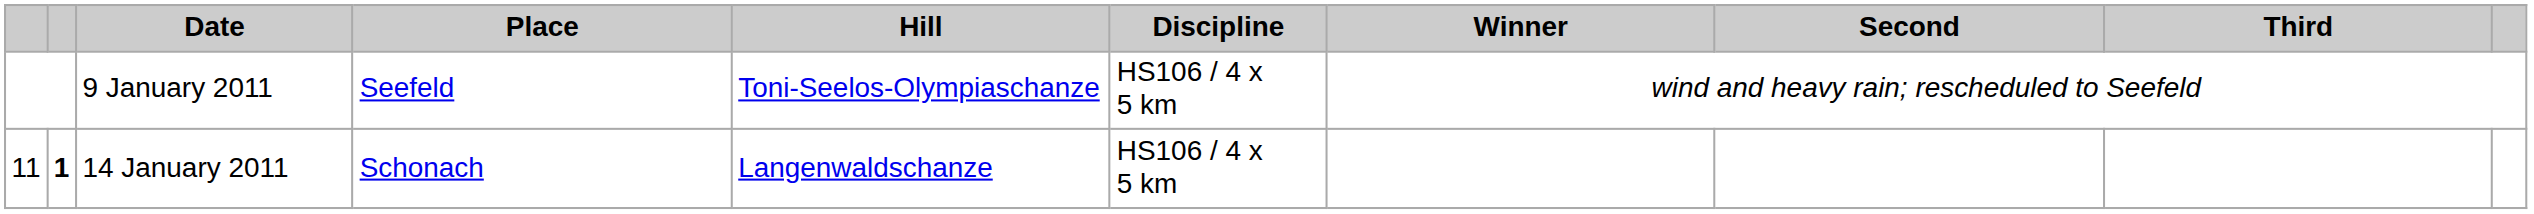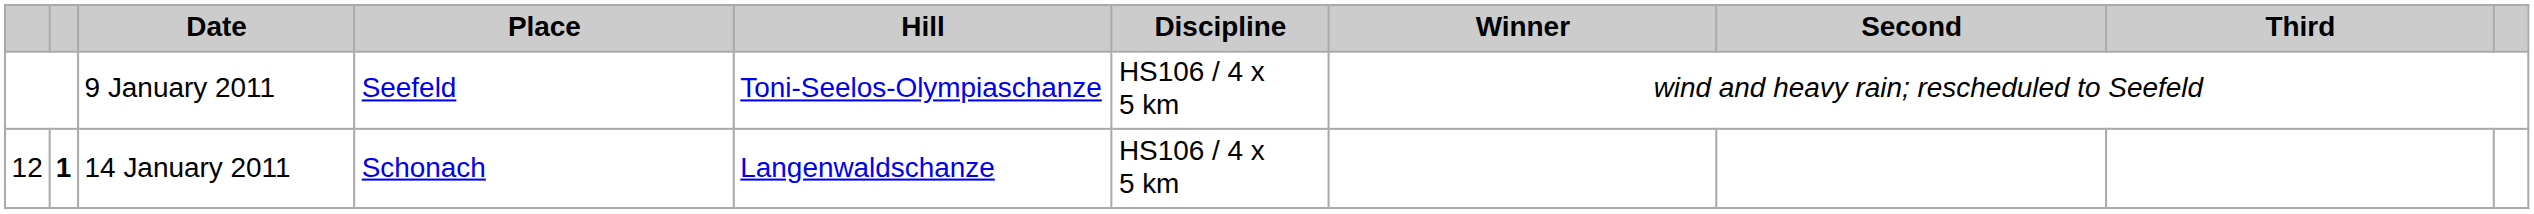(26, 167) 11 -> (27, 167) 12
